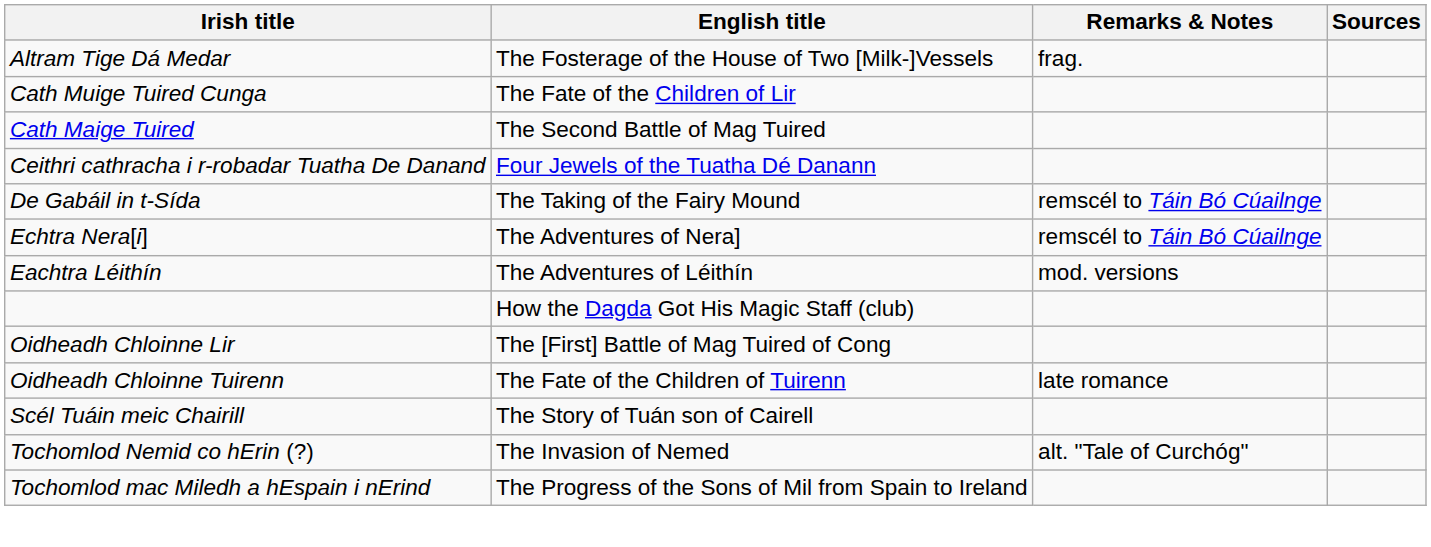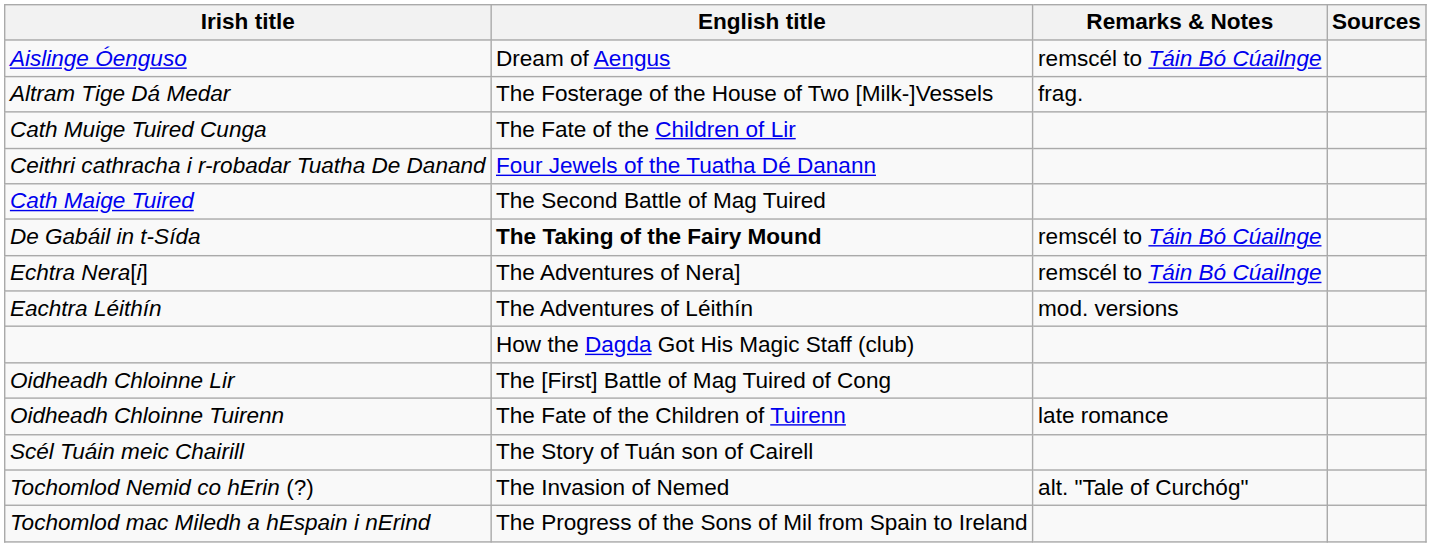+ row: (98, 58)
rows swapped: (102, 129) <-> (248, 165)
(648, 201) normal -> (659, 237) bold
